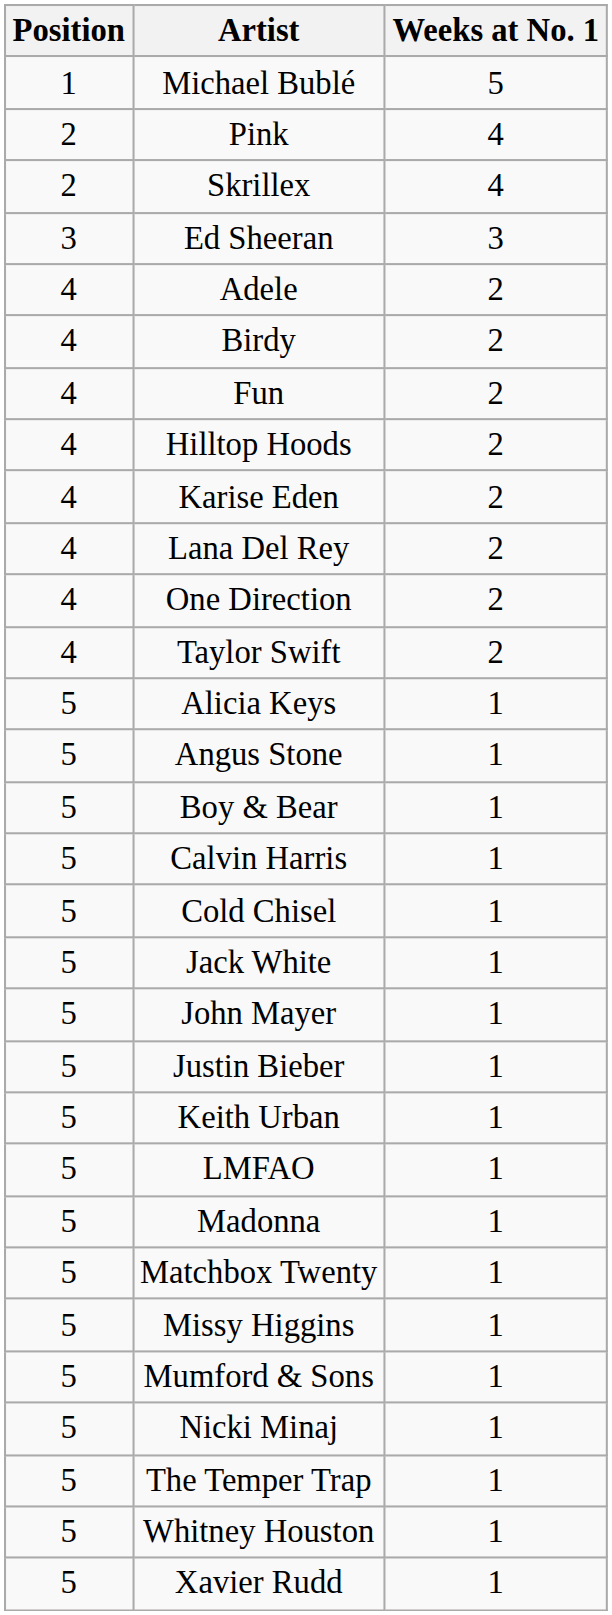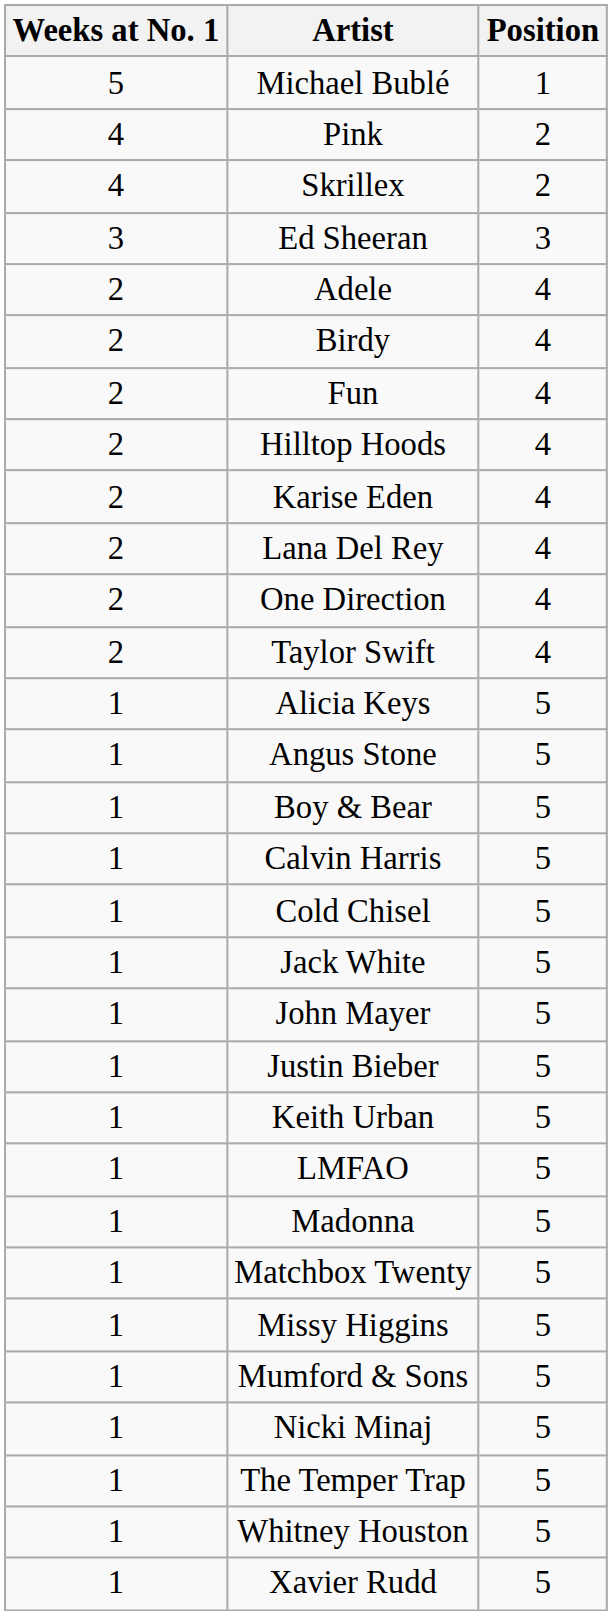columns swapped: (69, 30) <-> (496, 30)
